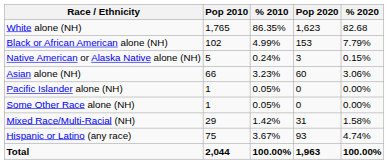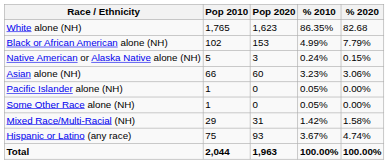columns swapped: (317, 12) <-> (272, 12)
